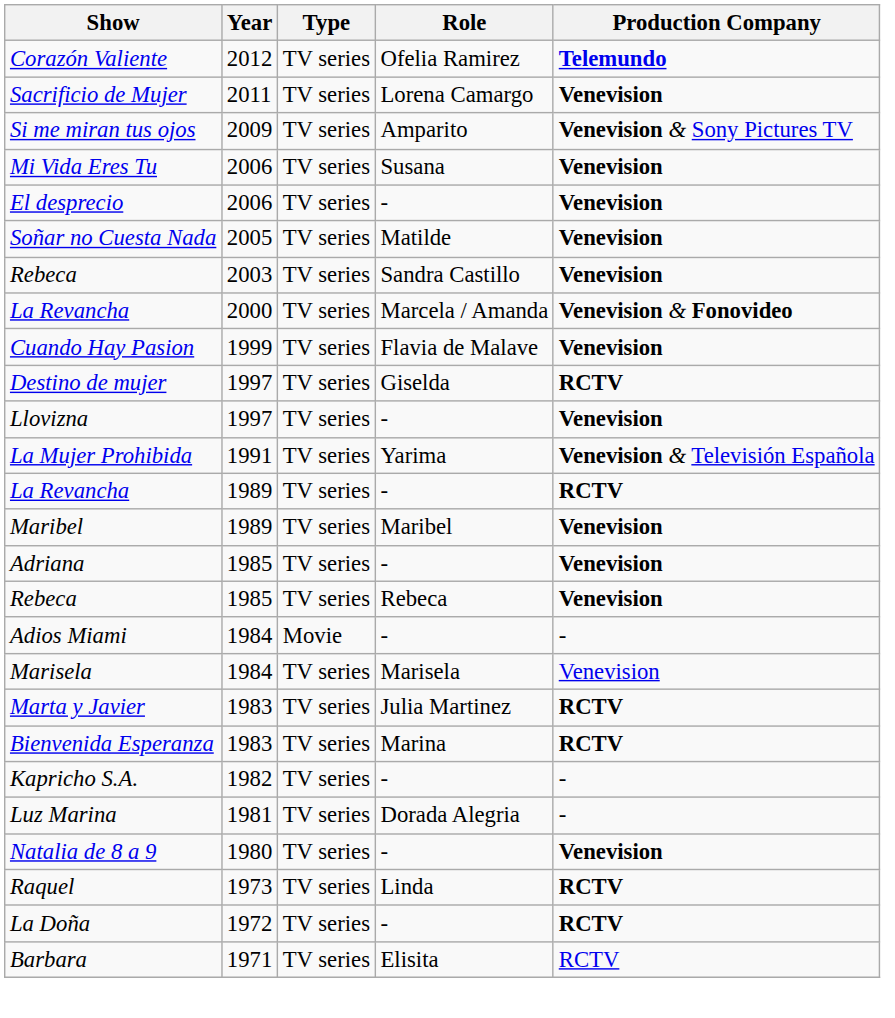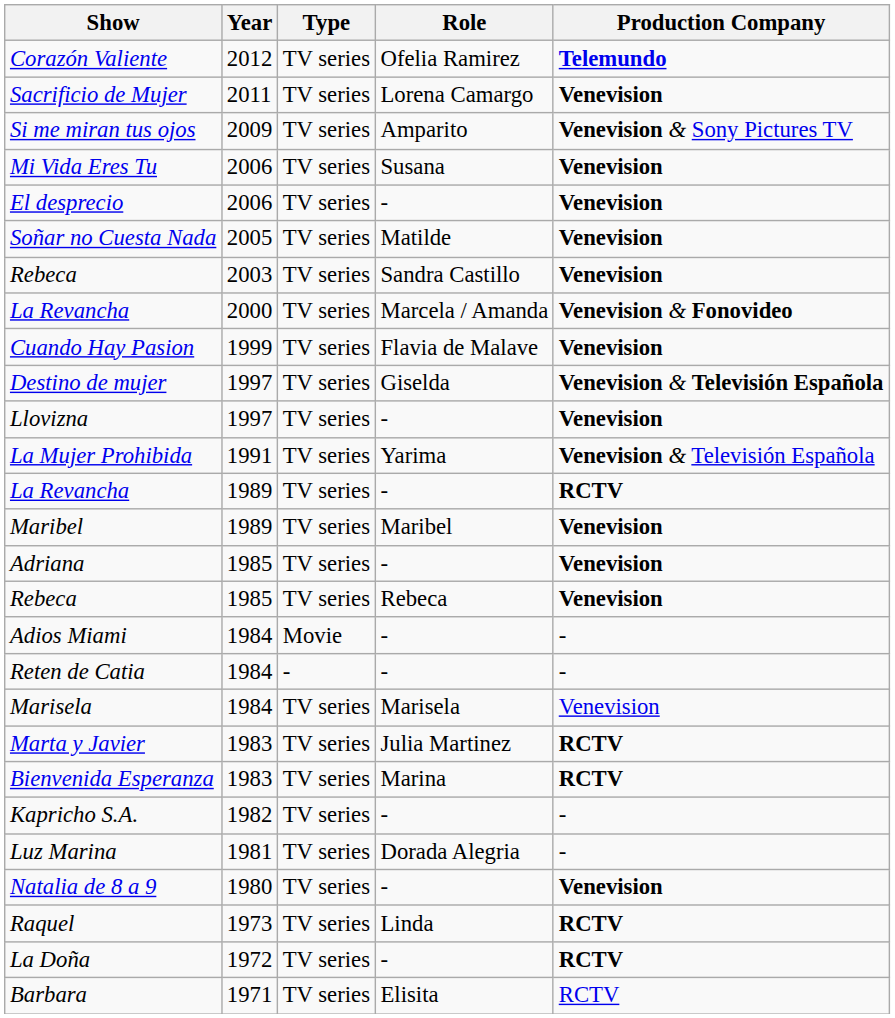(591, 382) RCTV -> (721, 382) Venevision & Televisión Española
+ row: (77, 671)
